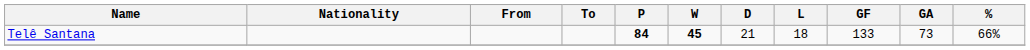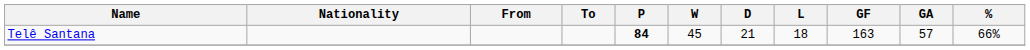(695, 35) bold -> (695, 35) normal
(863, 35) 133 -> (863, 35) 163
(926, 35) 73 -> (926, 35) 57
